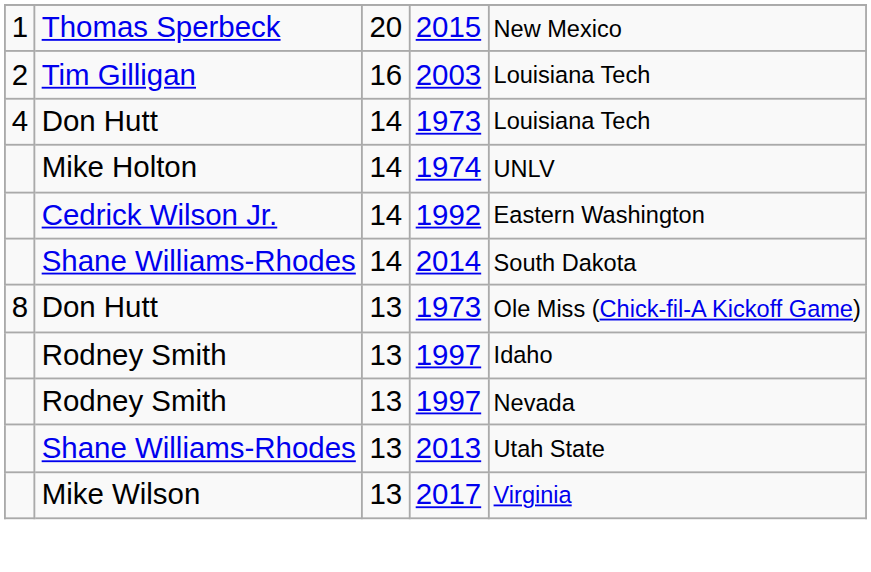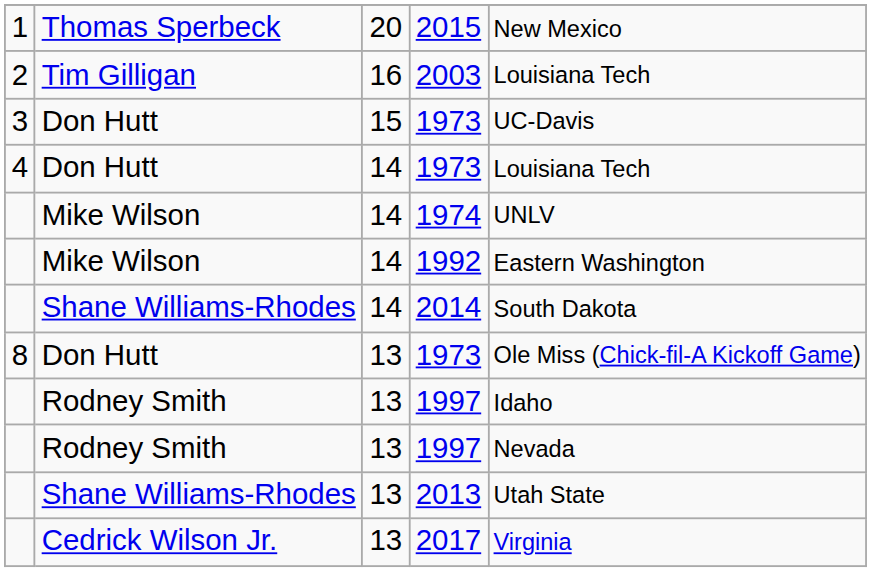+ row: (20, 121)
(119, 167) Mike Holton -> (121, 214) Mike Wilson
(159, 214) Cedrick Wilson Jr. -> (121, 261) Mike Wilson
(121, 494) Mike Wilson -> (159, 541) Cedrick Wilson Jr.
